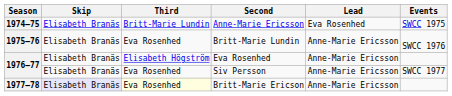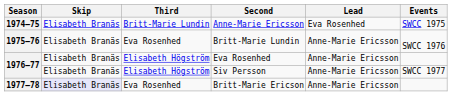(152, 72) Eva Rosenhed -> (167, 72) Elisabeth Högström
(152, 85) lightyellow background -> (152, 85) no background
